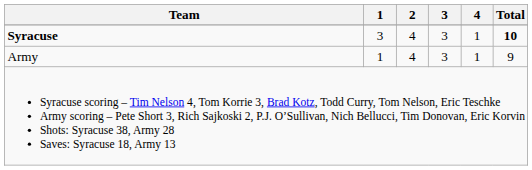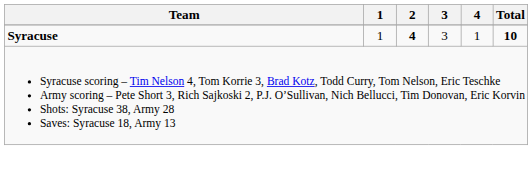(380, 35) 3 -> (380, 35) 1
(412, 35) normal -> (412, 35) bold
- row: (23, 56)
